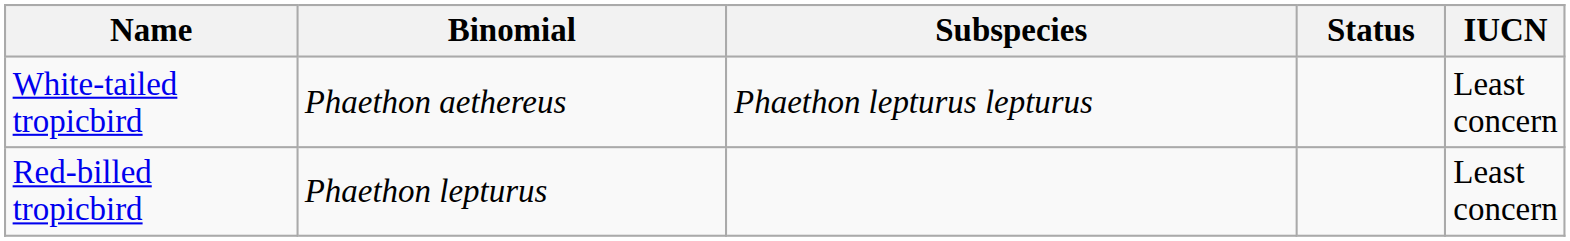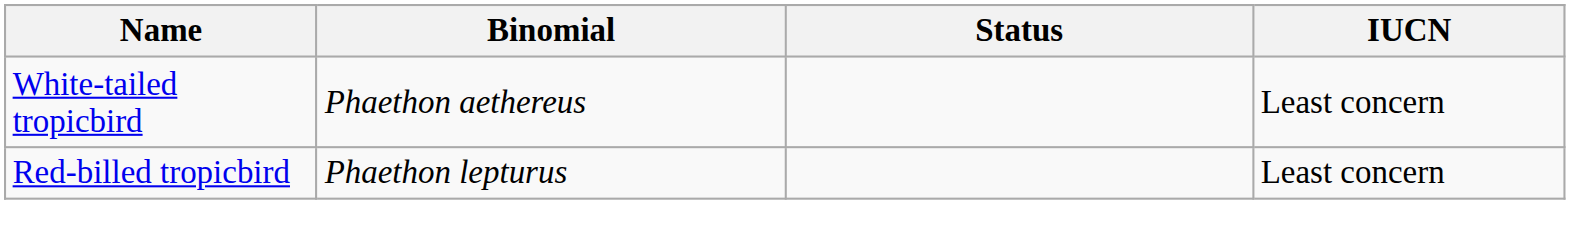- column: (1011, 30)
